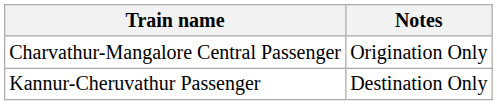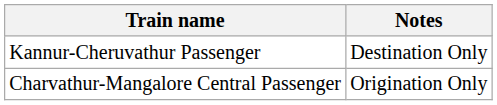rows swapped: (135, 83) <-> (175, 52)
